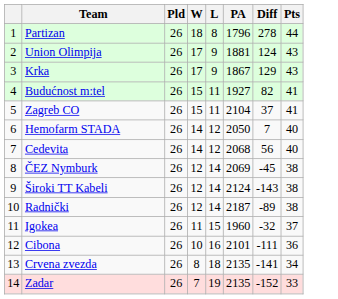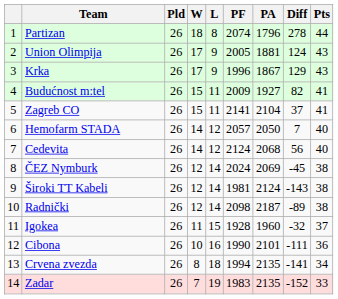+ column: (238, 14)
